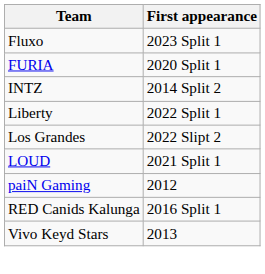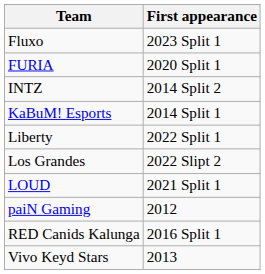+ row: (60, 112)
